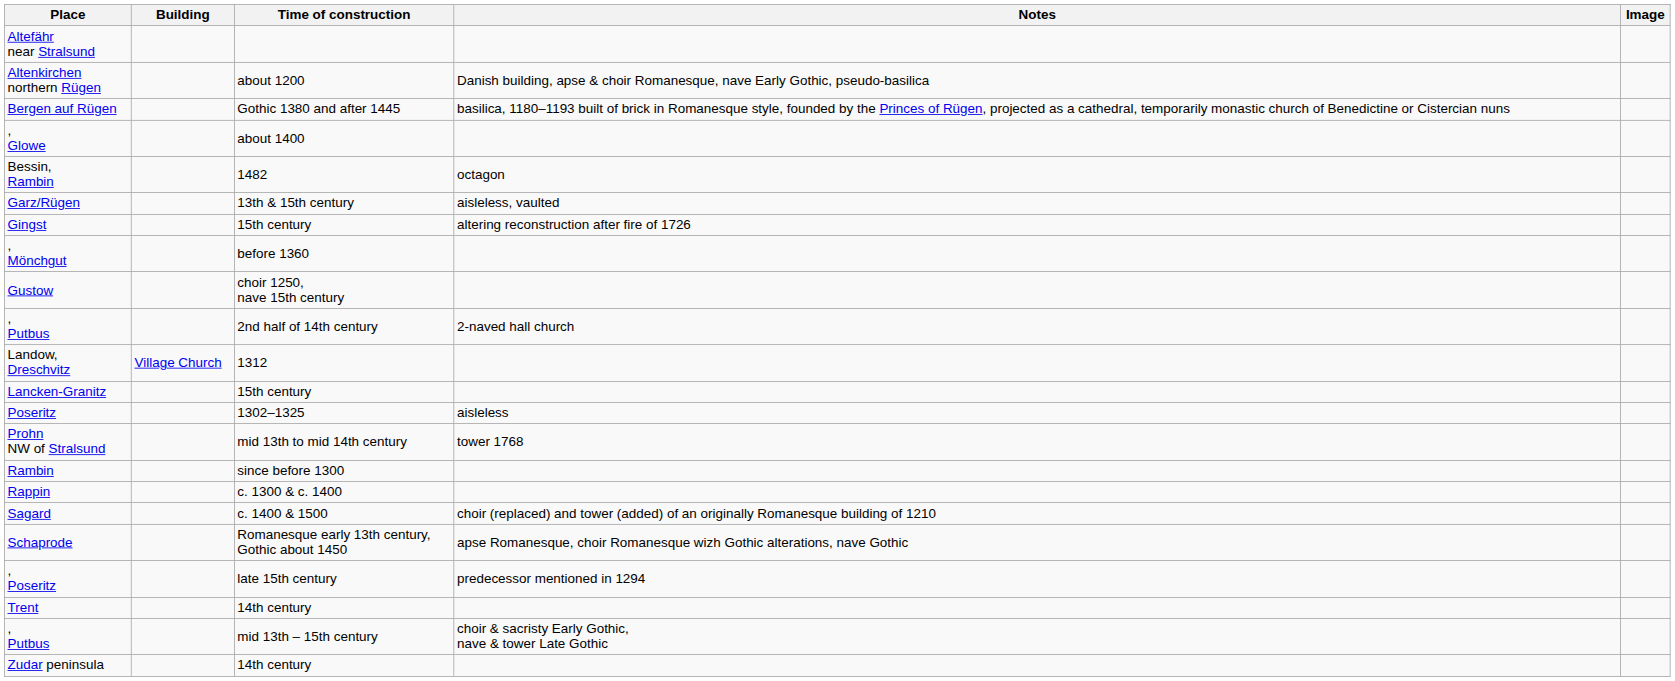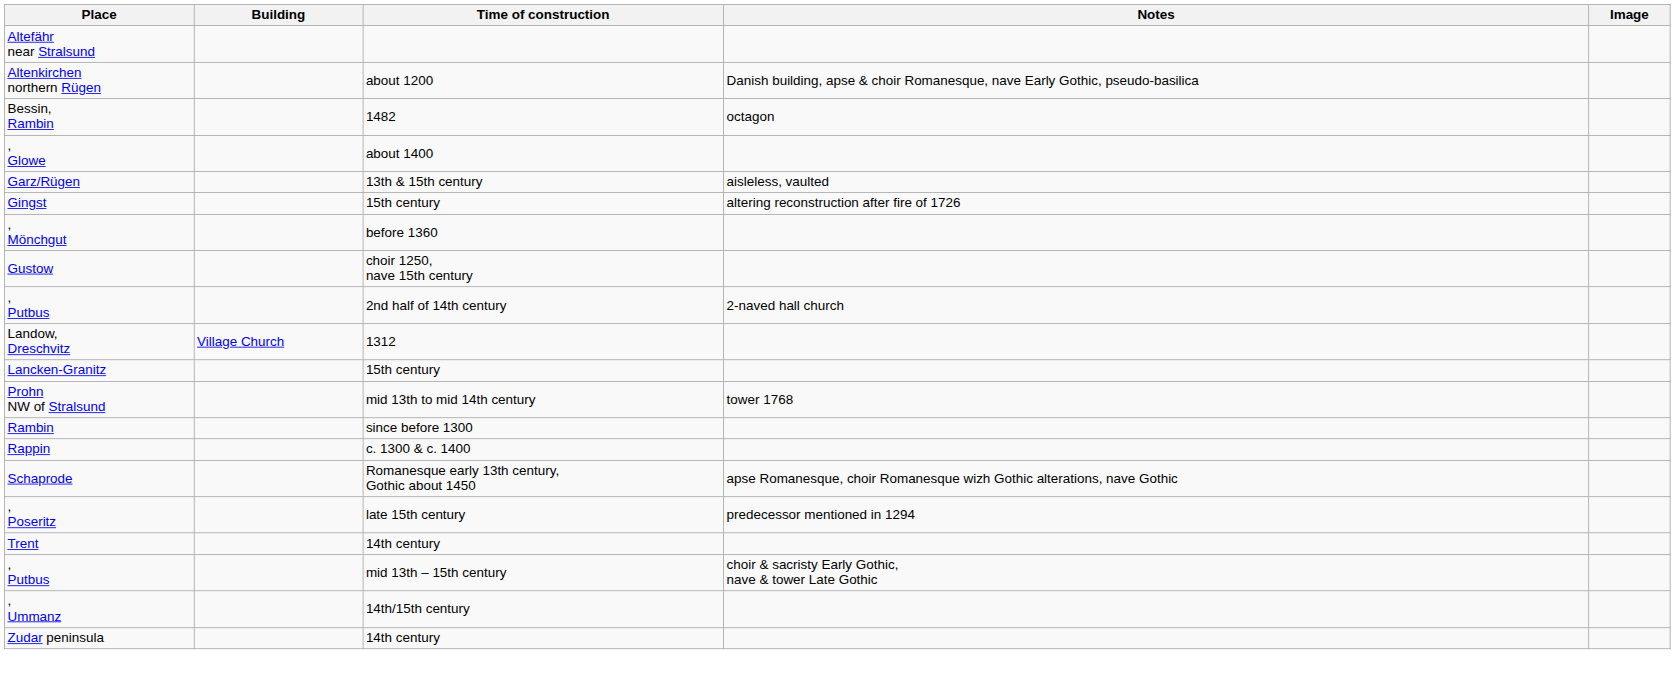- row: (62, 109)
rows swapped: (31, 174) <-> (27, 138)
- row: (32, 413)
- row: (29, 513)
+ row: (34, 609)
